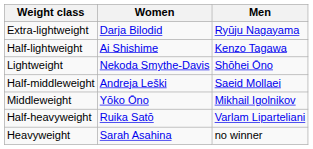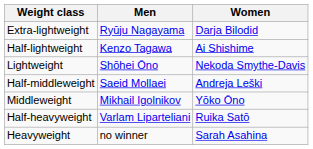columns swapped: (260, 13) <-> (155, 13)
